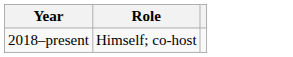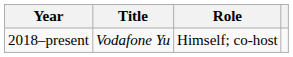+ column: (133, 16)
